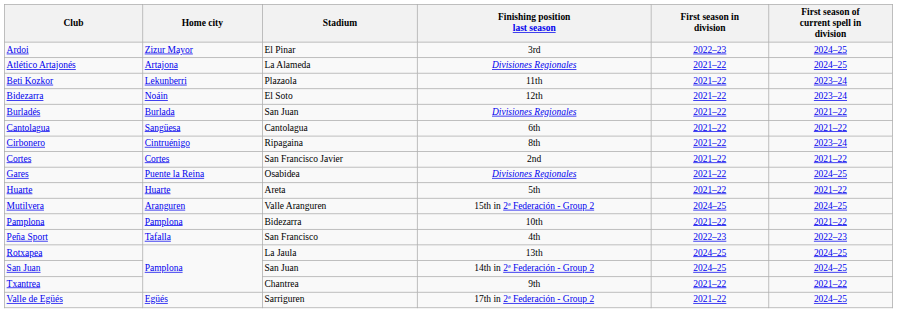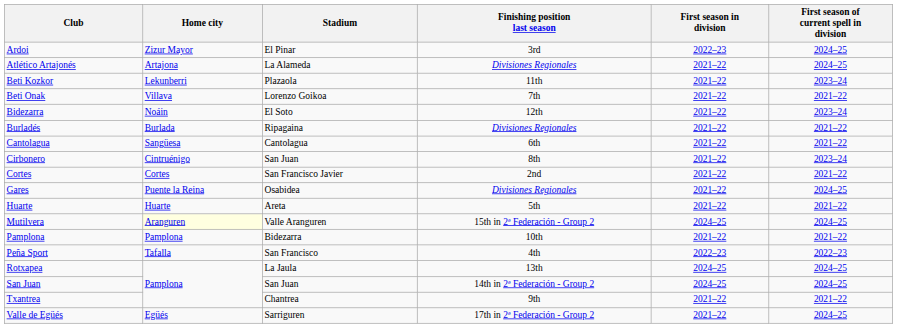+ row: (26, 96)
(282, 112) San Juan -> (284, 127) Ripagaina
(284, 143) Ripagaina -> (282, 159) San Juan
(165, 206) no background -> (165, 221) lightyellow background
